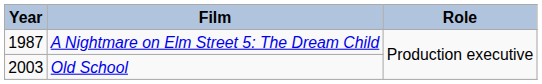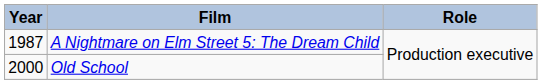(26, 67) 2003 -> (26, 67) 2000
